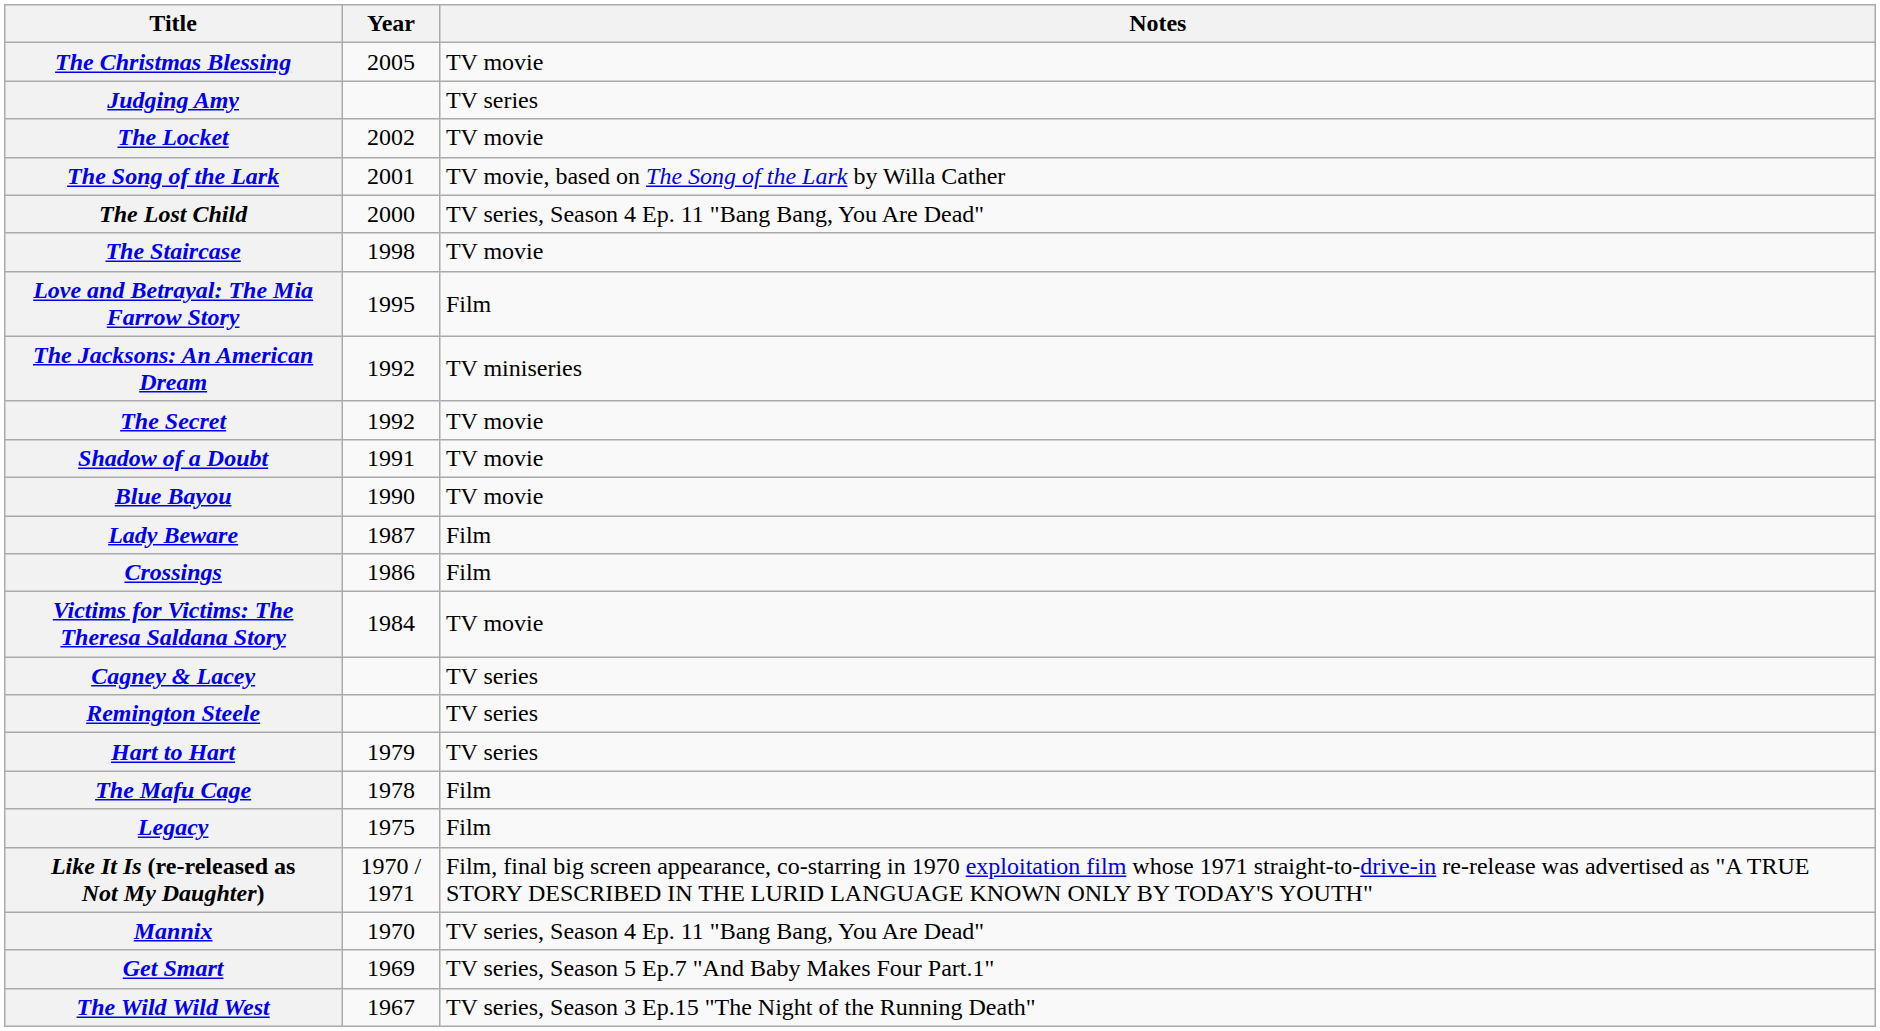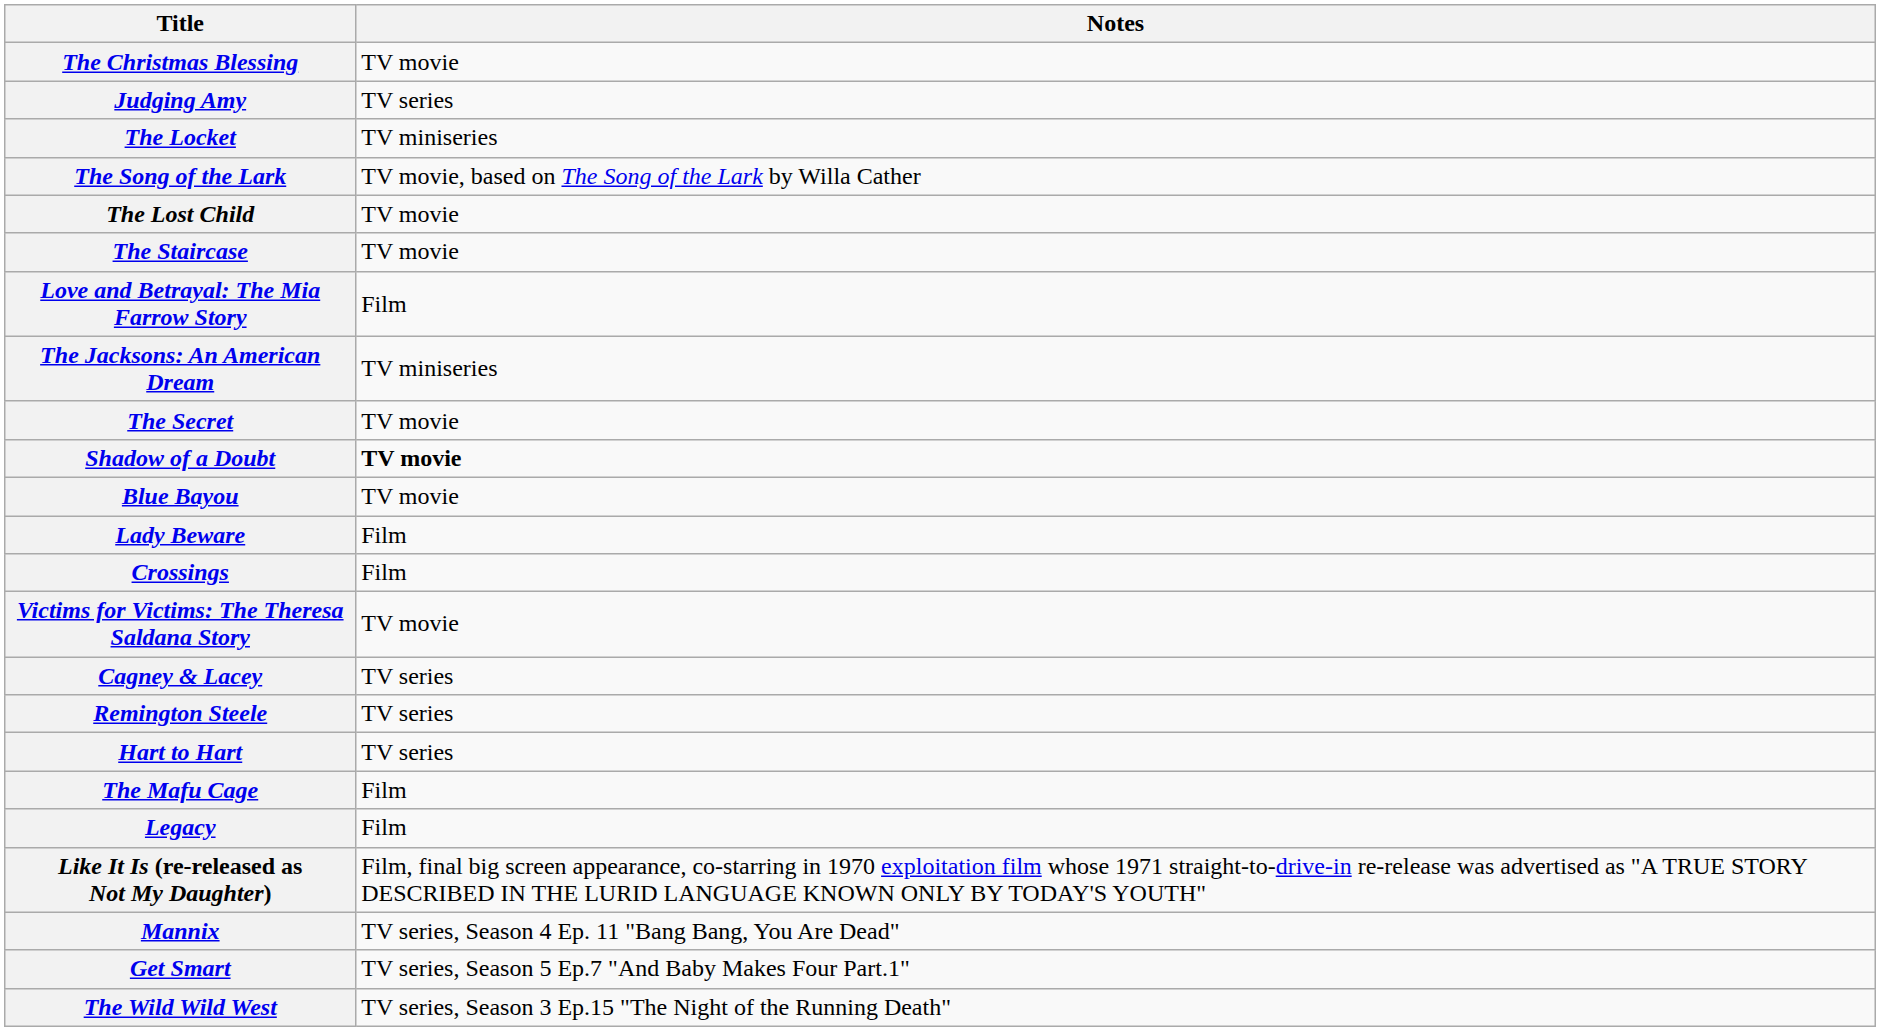- column: (391, 23)
(495, 137) TV movie -> (429, 137) TV miniseries
(715, 213) TV series, Season 4 Ep. 11 "Bang Bang, You Are Dead" -> (410, 213) TV movie
(495, 458) normal -> (411, 458) bold
